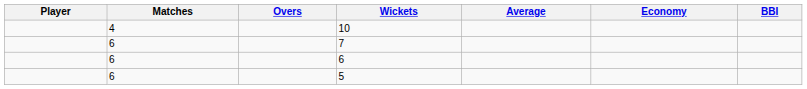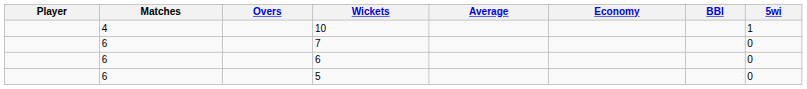+ column: (774, 12)
